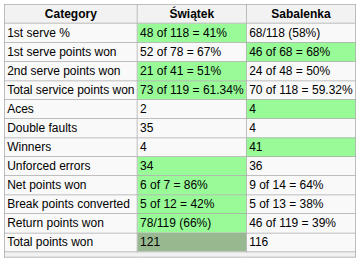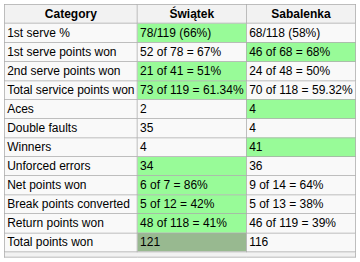(183, 33) 48 of 118 = 41% -> (176, 33) 78/119 (66%)
(176, 223) 78/119 (66%) -> (183, 223) 48 of 118 = 41%
